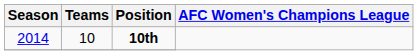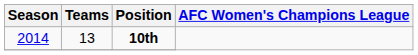(87, 38) 10 -> (87, 38) 13
